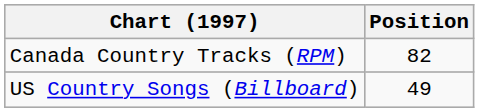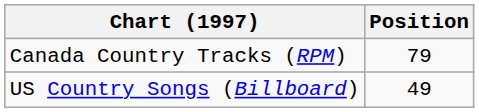(419, 56) 82 -> (419, 56) 79
